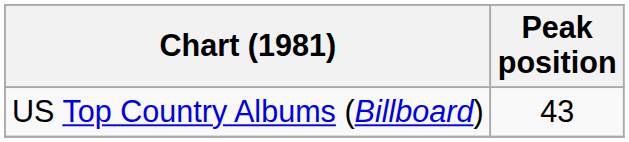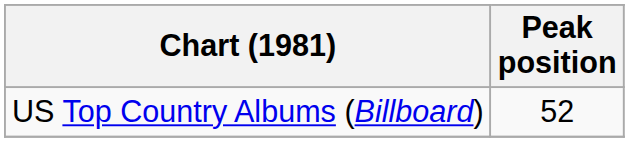(557, 111) 43 -> (557, 111) 52
